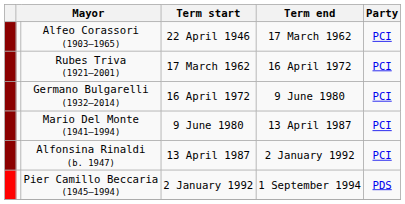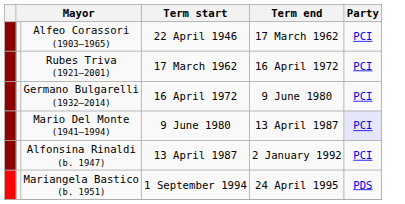(382, 126) no background -> (363, 126) lavender background
- row: (91, 185)
+ row: (81, 185)
